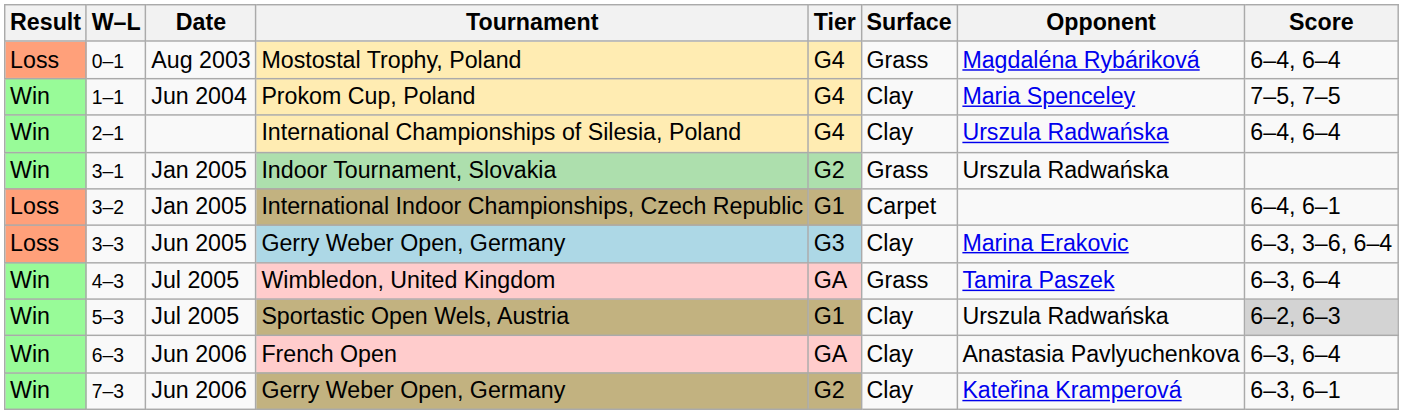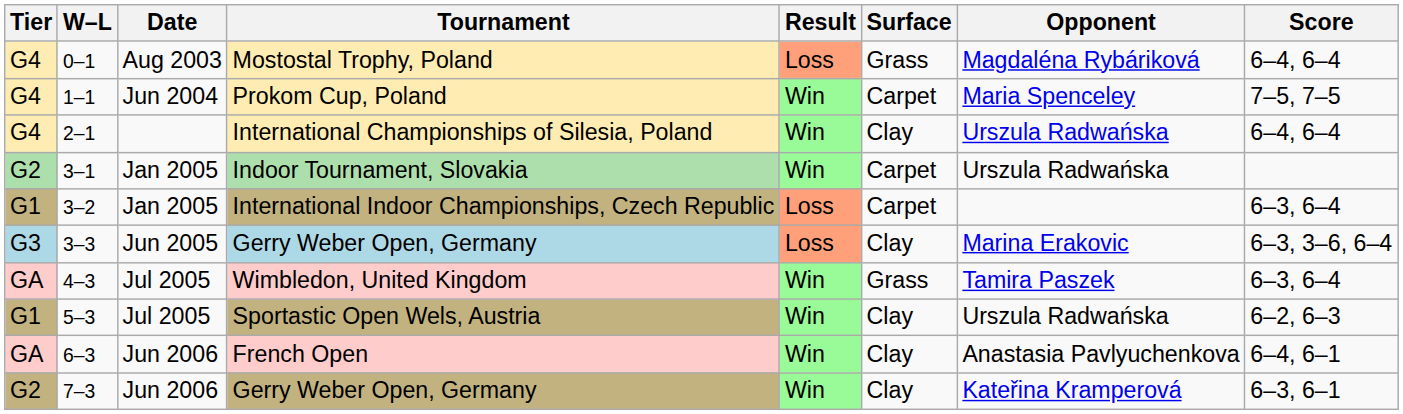columns swapped: (46, 22) <-> (835, 22)
(890, 96) Clay -> (901, 96) Carpet
(898, 170) Grass -> (901, 170) Carpet
(1296, 206) 6–4, 6–1 -> (1296, 206) 6–3, 6–4
(1296, 317) lightgrey background -> (1296, 317) no background
(1296, 354) 6–3, 6–4 -> (1296, 354) 6–4, 6–1
